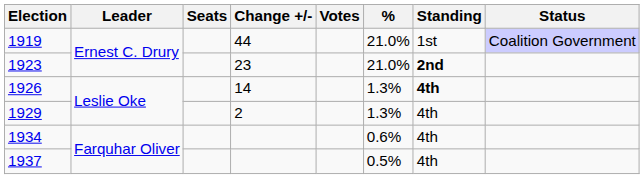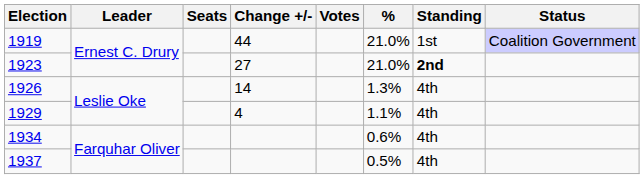(243, 64) 23 -> (243, 64) 27
(428, 88) bold -> (427, 88) normal
(239, 112) 2 -> (239, 112) 4
(384, 112) 1.3% -> (384, 112) 1.1%
